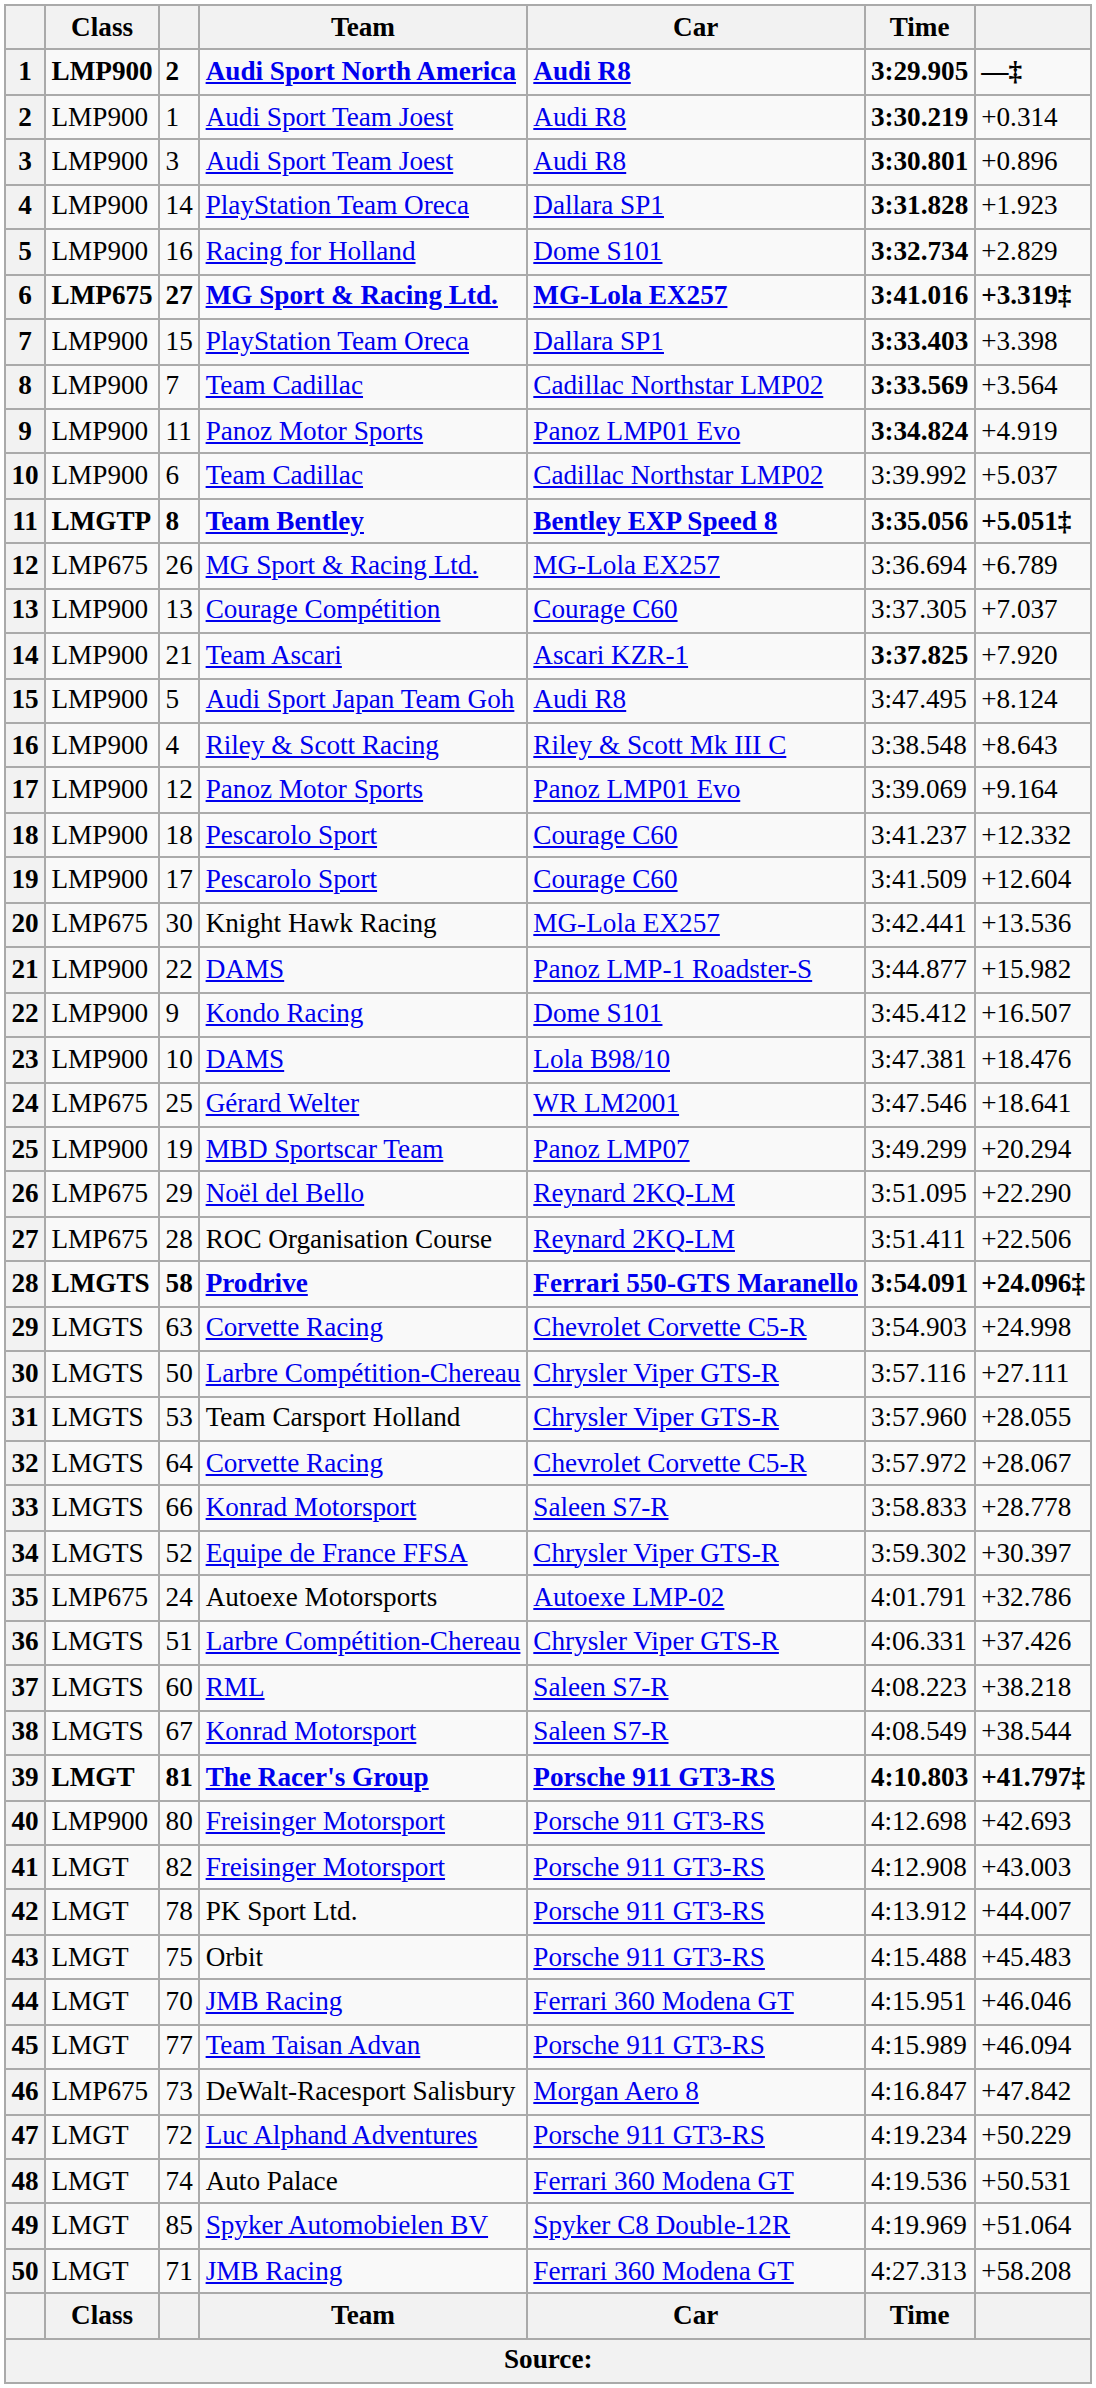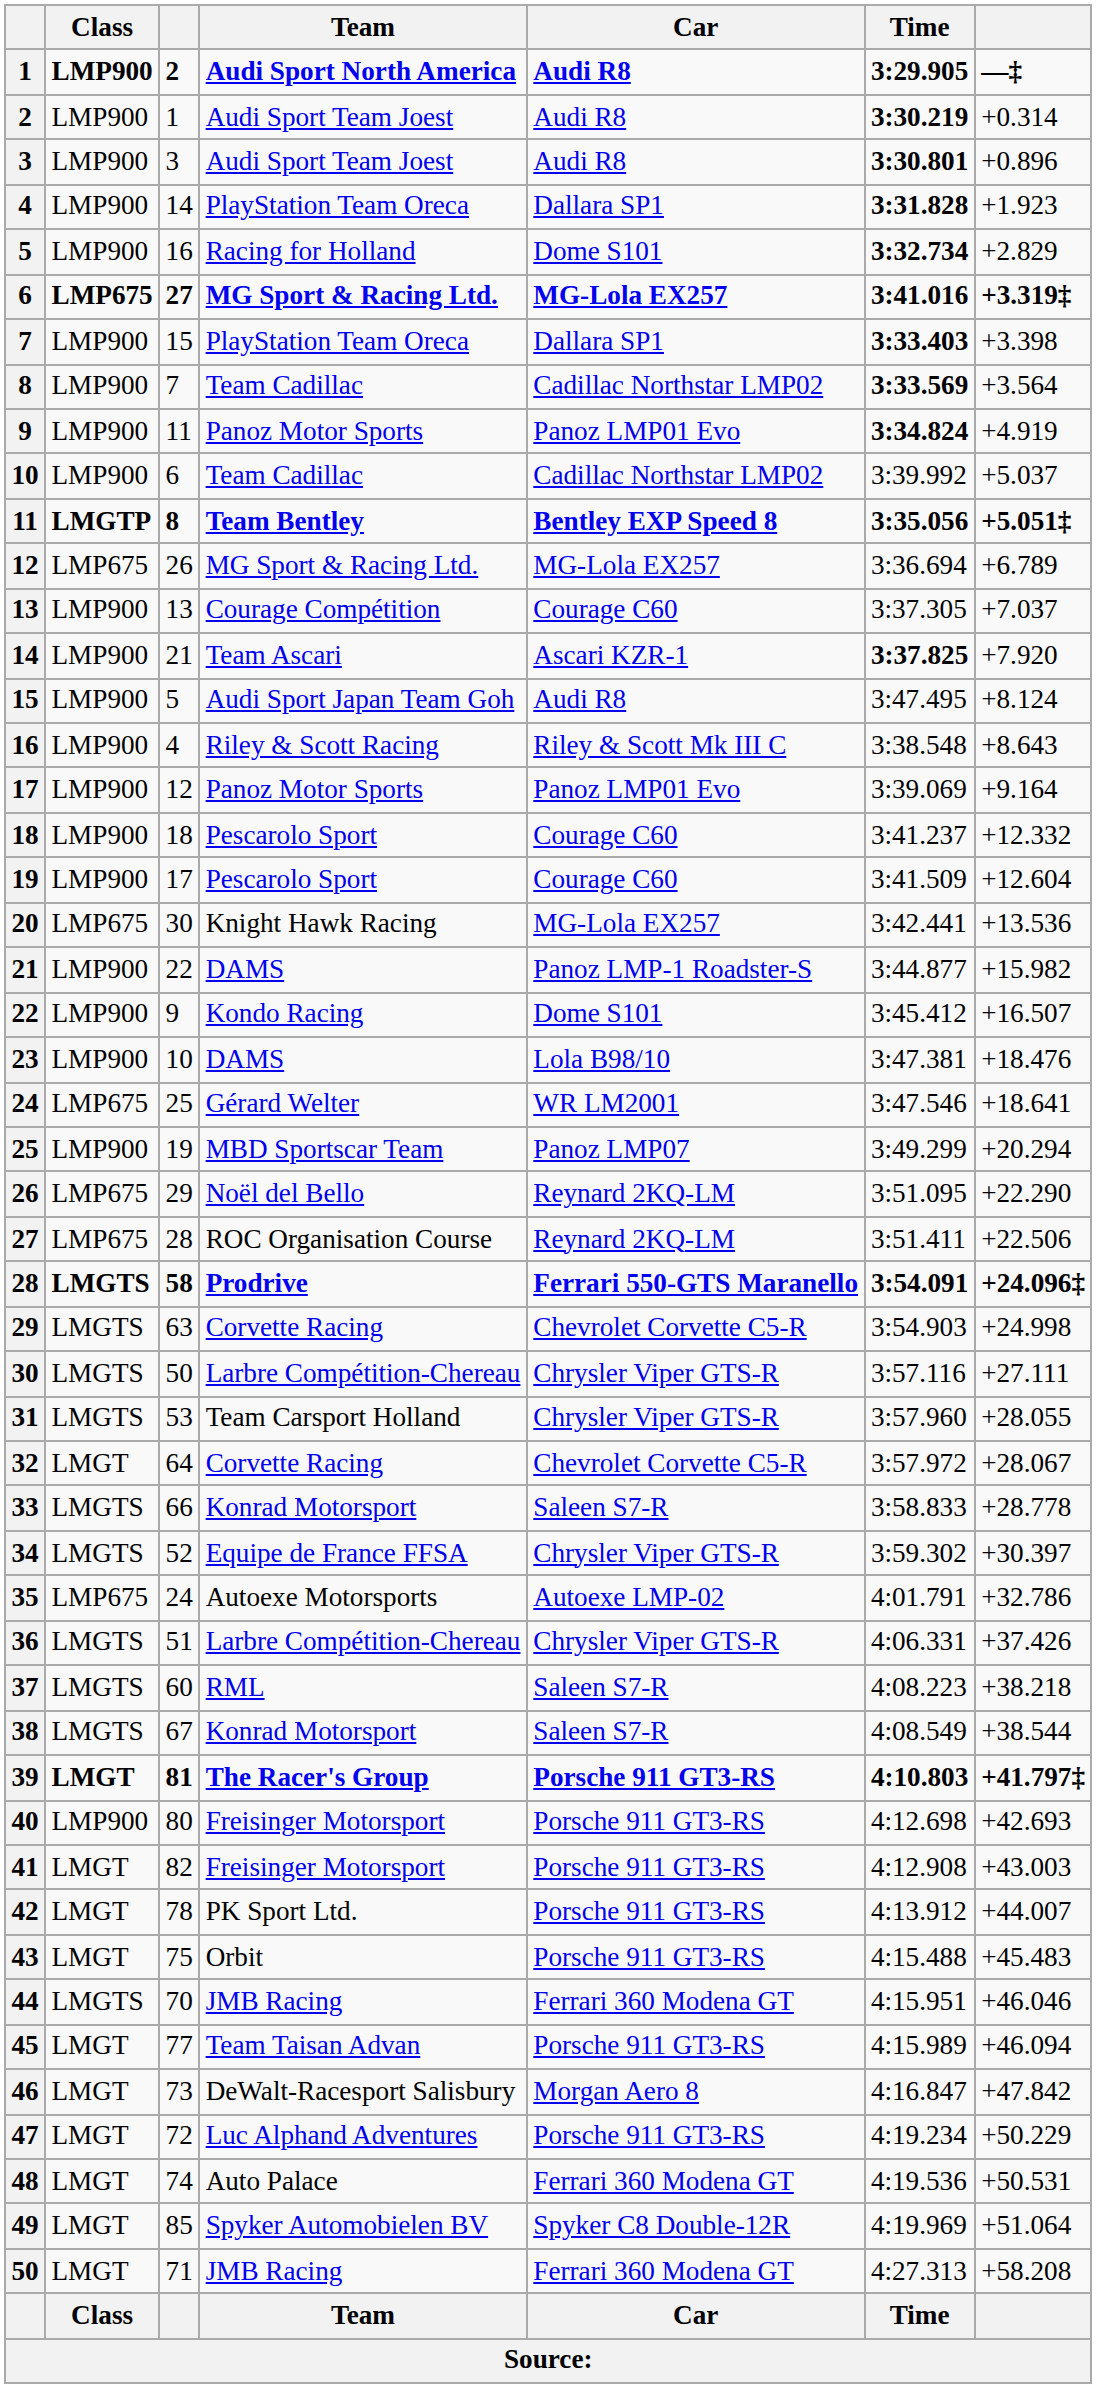(98, 1462) LMGTS -> (90, 1462) LMGT
(90, 2001) LMGT -> (98, 2001) LMGTS
(100, 2090) LMP675 -> (90, 2090) LMGT
